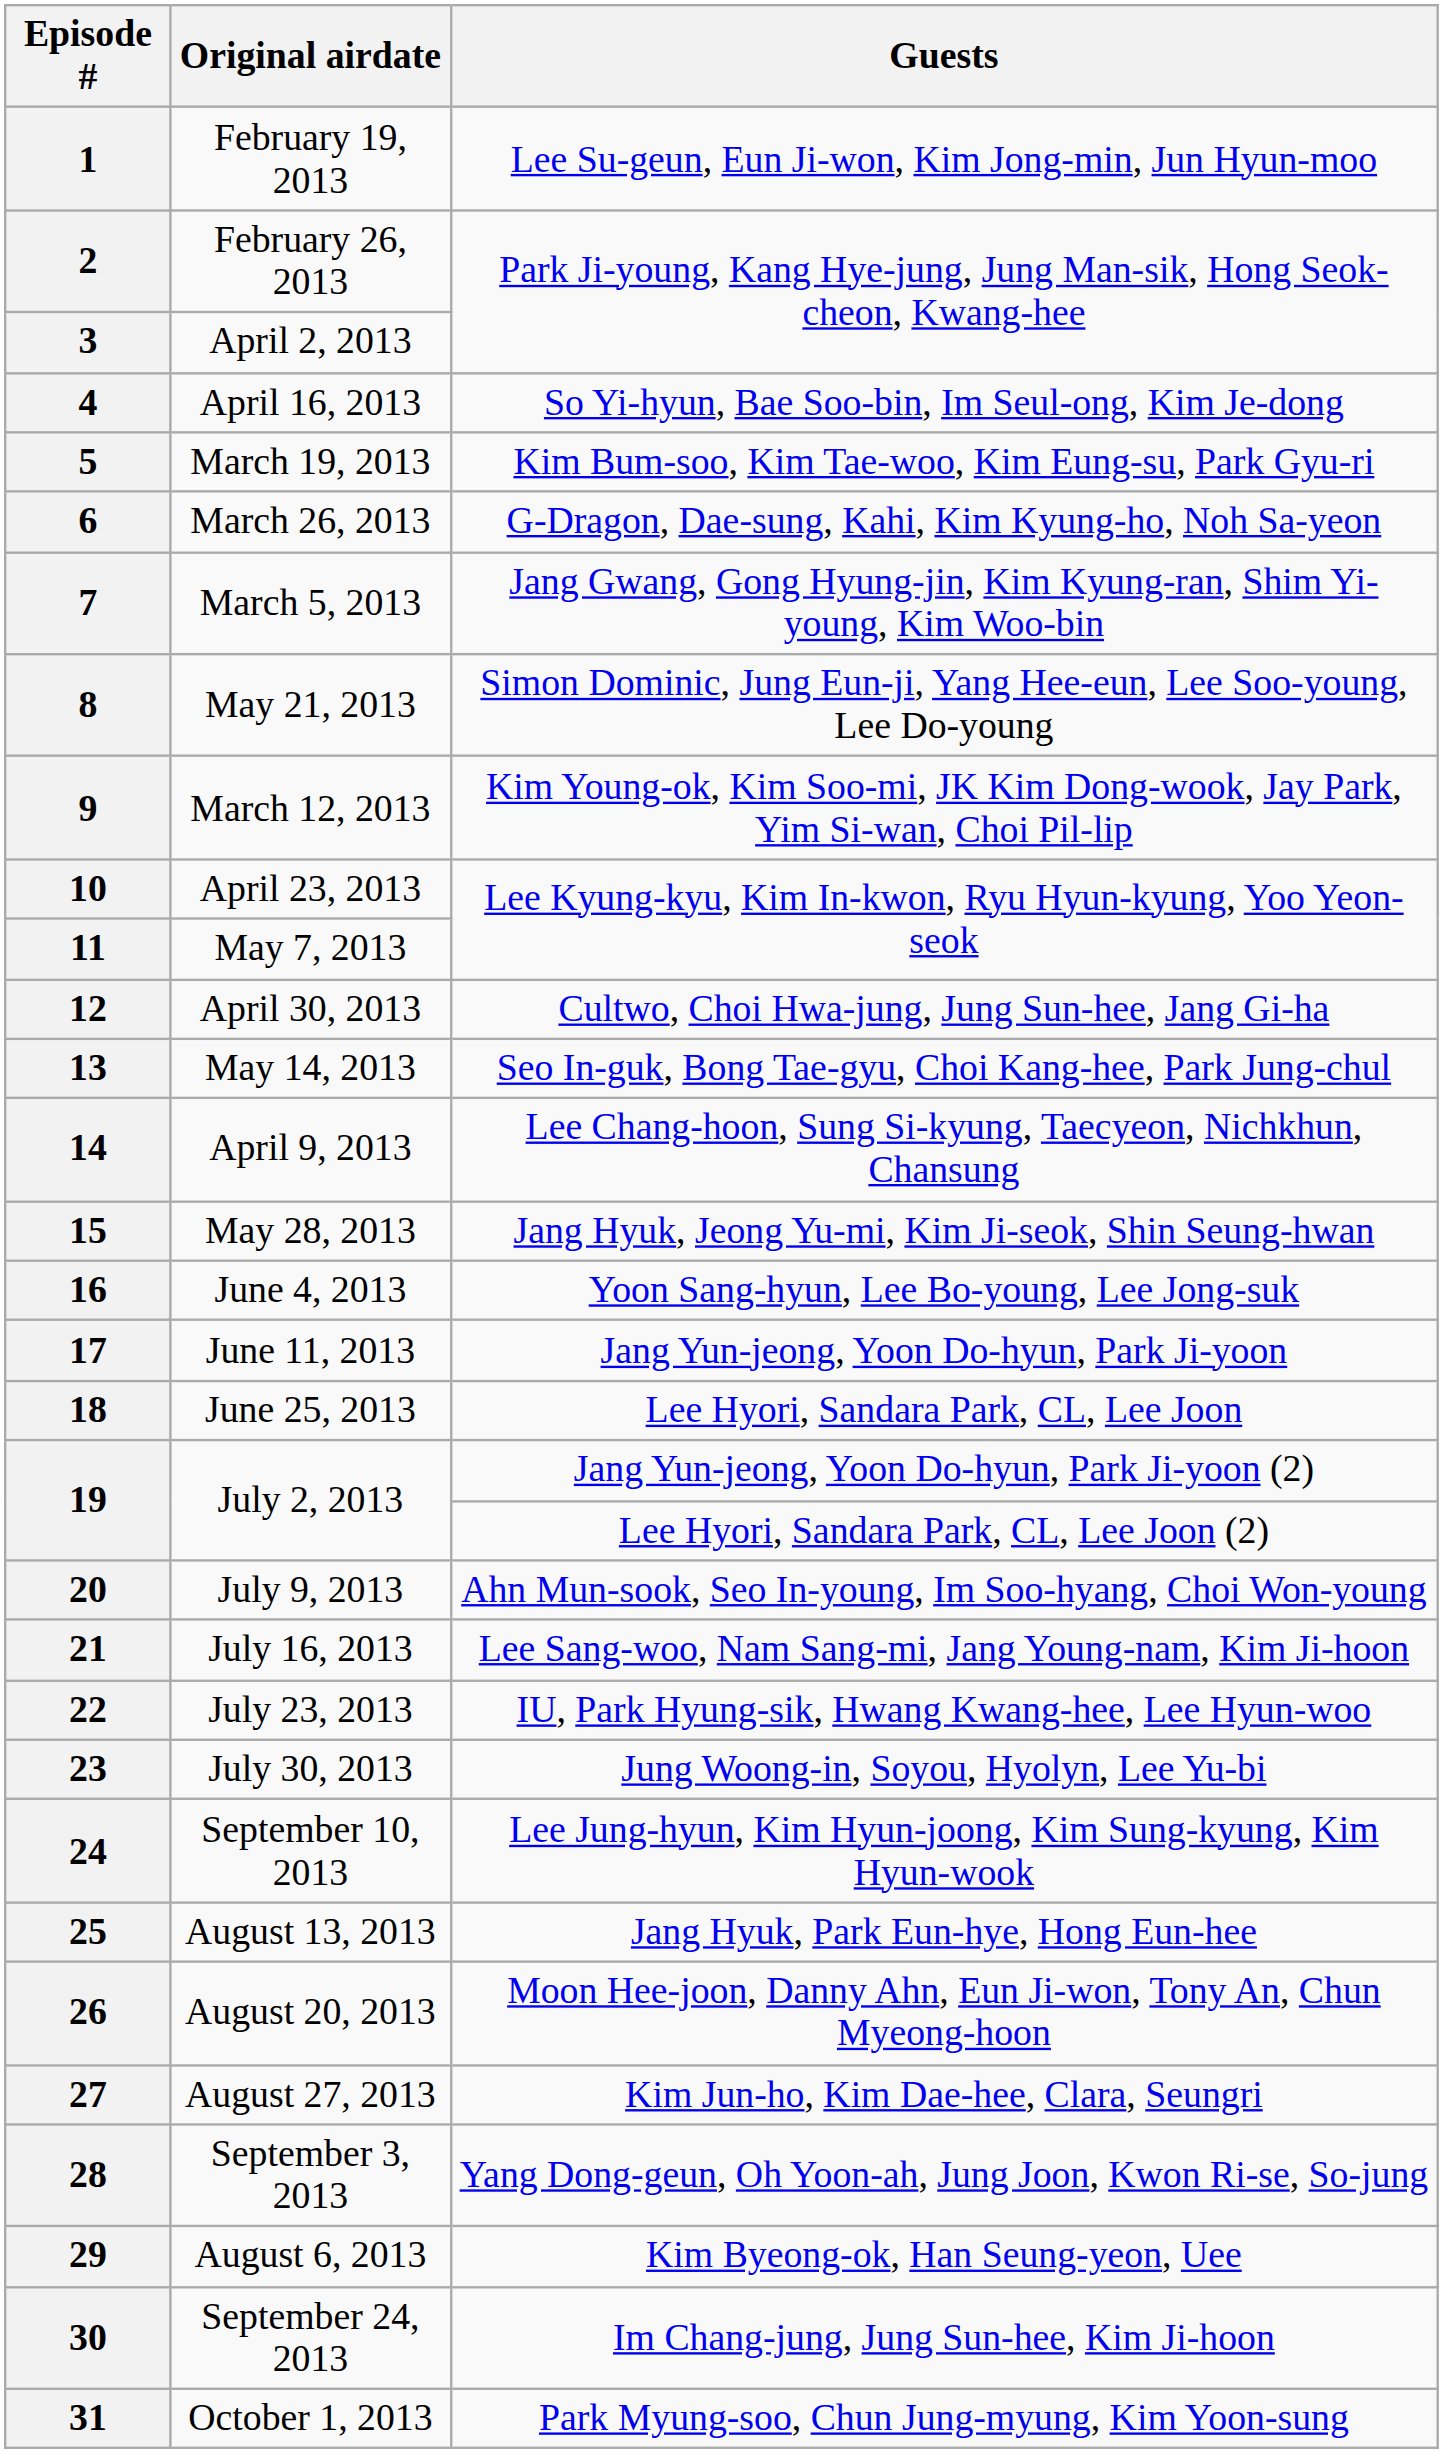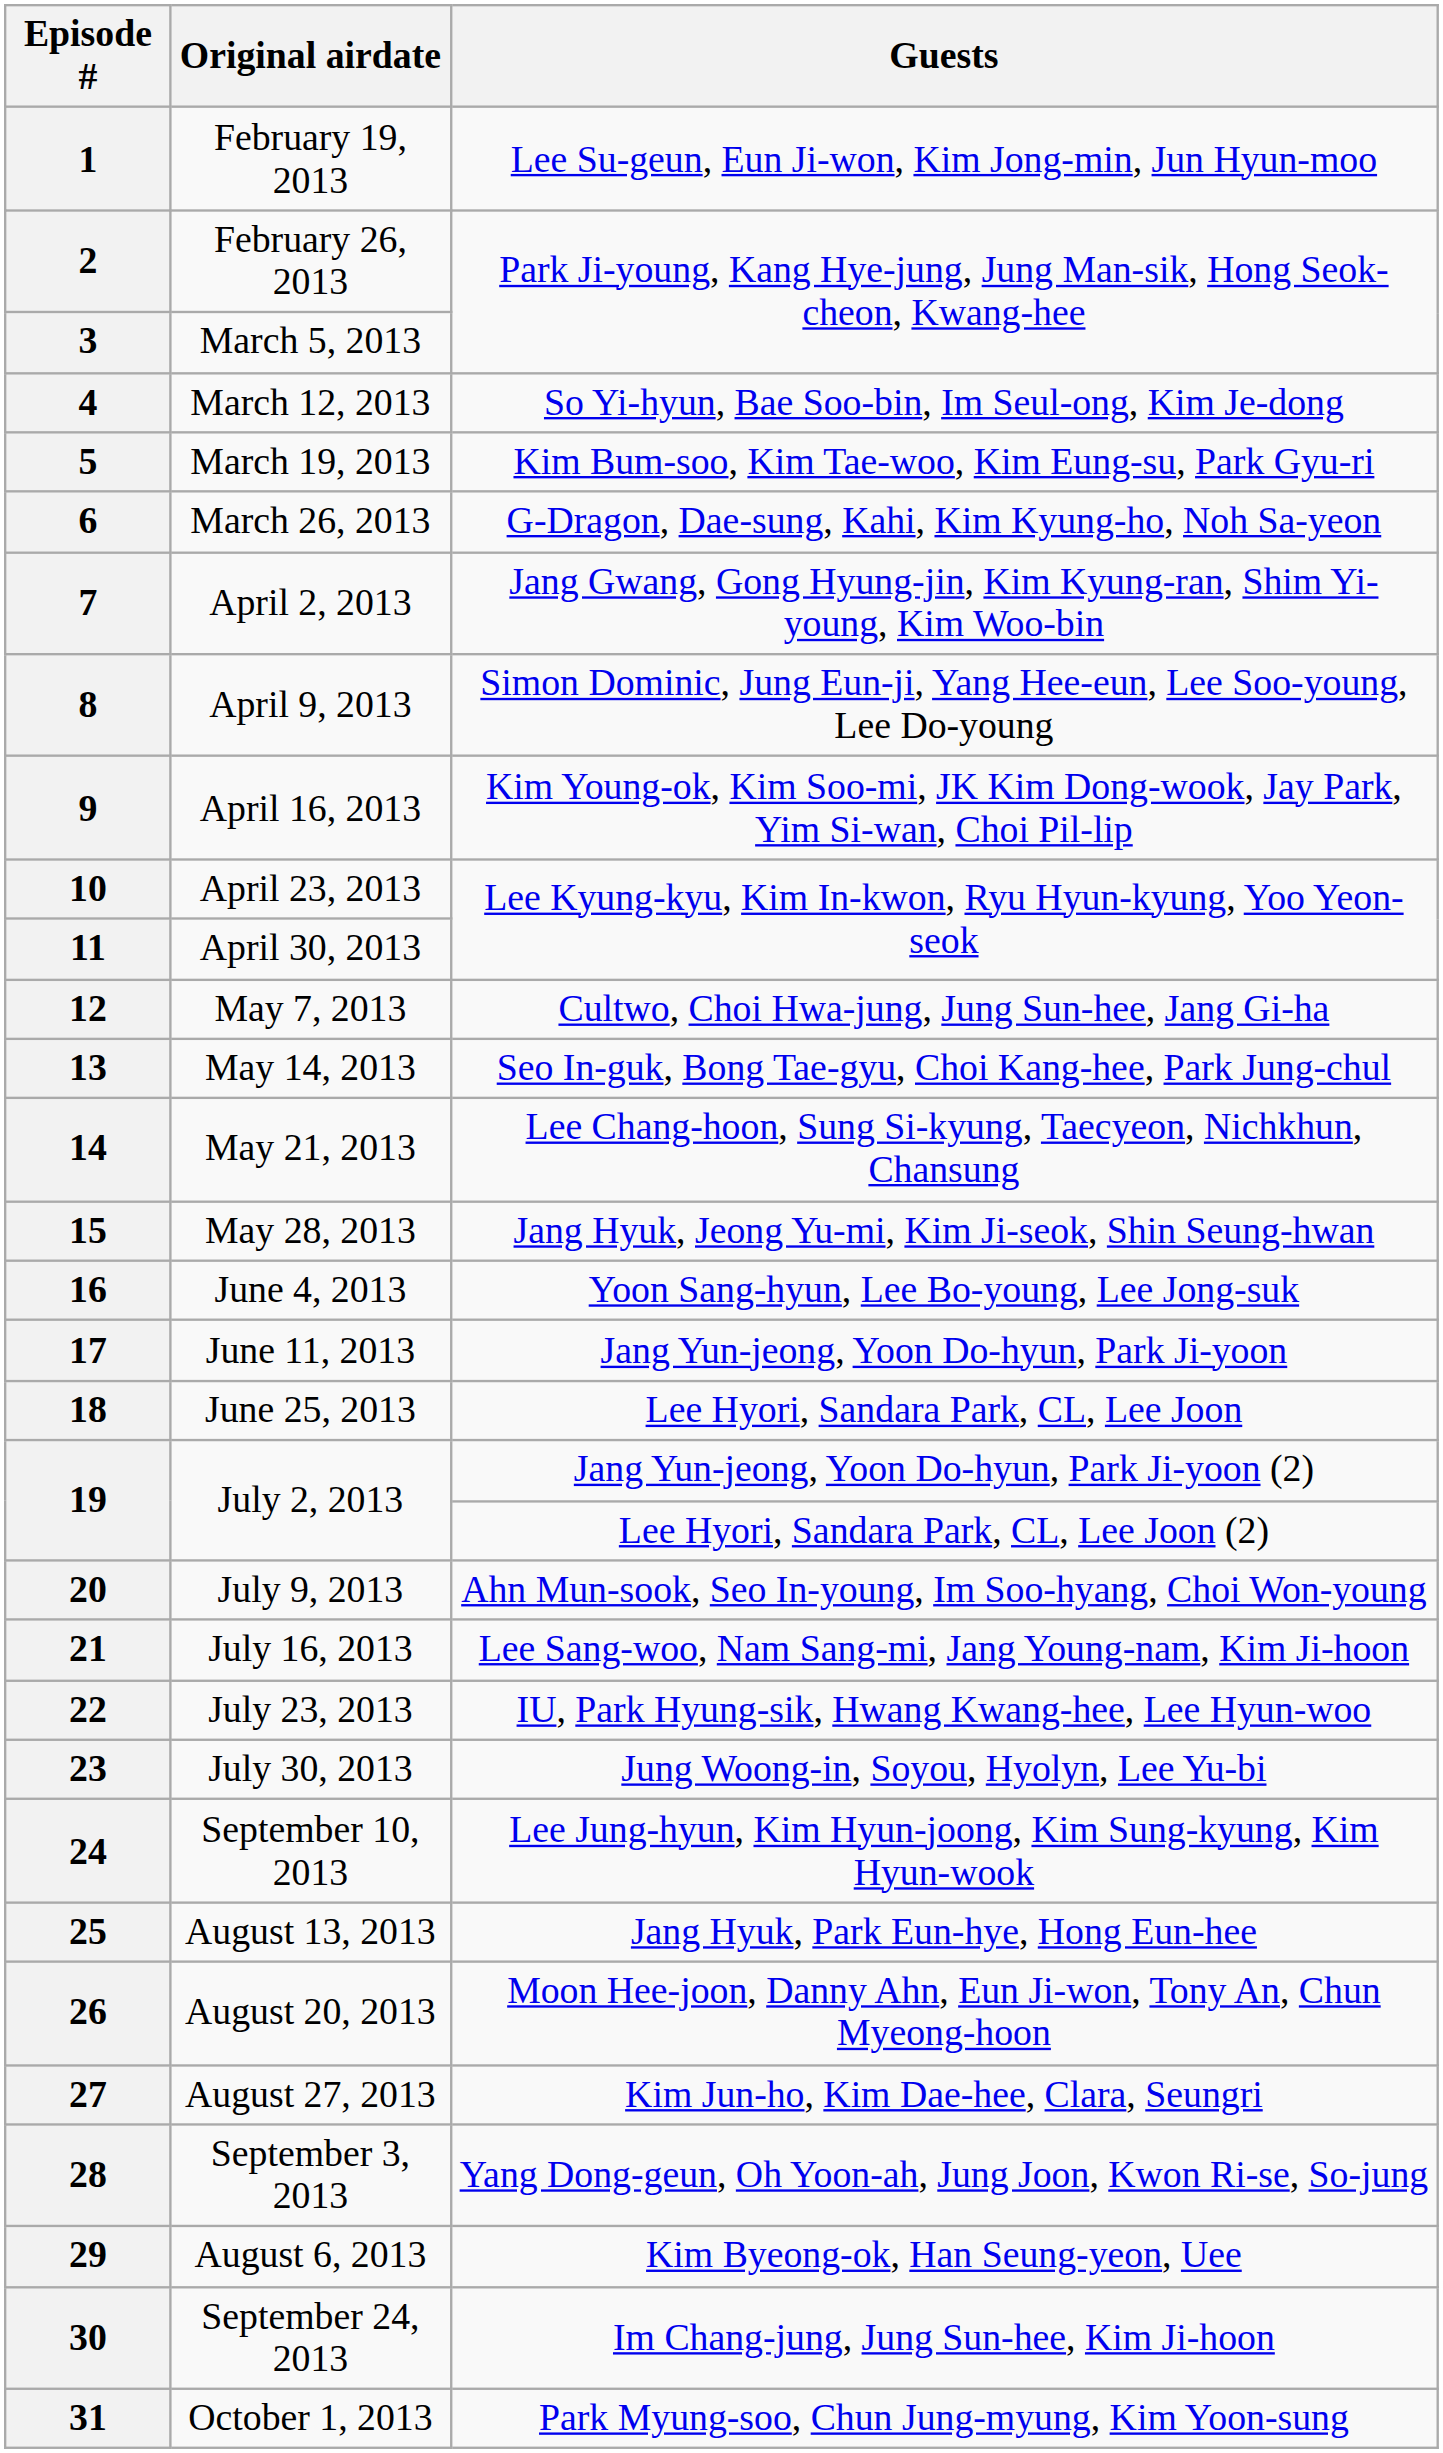(310, 341) April 2, 2013 -> (310, 341) March 5, 2013
(310, 401) April 16, 2013 -> (310, 401) March 12, 2013
(310, 602) March 5, 2013 -> (310, 602) April 2, 2013
(310, 704) May 21, 2013 -> (310, 704) April 9, 2013
(310, 807) March 12, 2013 -> (310, 807) April 16, 2013
(310, 948) May 7, 2013 -> (310, 948) April 30, 2013
(310, 1007) April 30, 2013 -> (310, 1007) May 7, 2013
(310, 1148) April 9, 2013 -> (310, 1148) May 21, 2013
